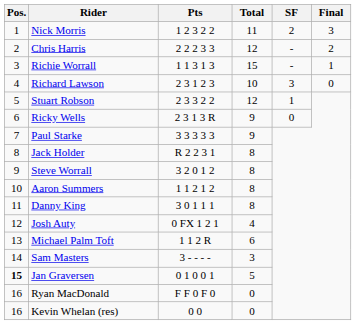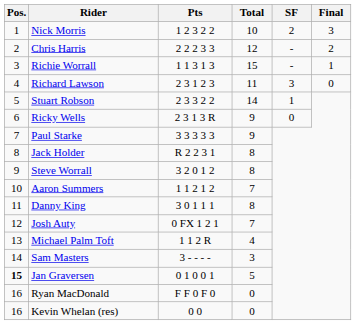(252, 30) 11 -> (252, 30) 10
(252, 83) 10 -> (252, 83) 11
(252, 100) 12 -> (252, 100) 14
(252, 188) 8 -> (252, 188) 7
(252, 223) 4 -> (252, 223) 7
(252, 240) 6 -> (252, 240) 4
